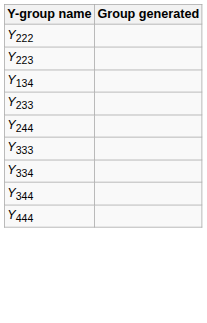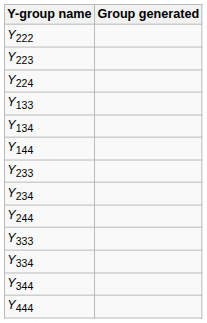+ row: (20, 81)
+ row: (20, 103)
+ row: (20, 149)
+ row: (20, 194)
